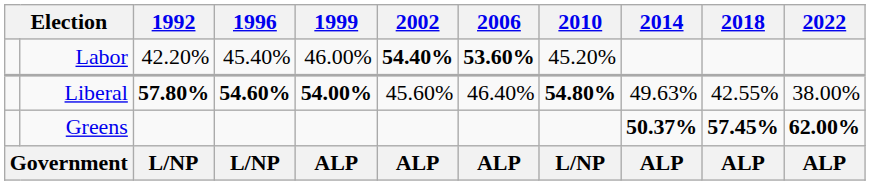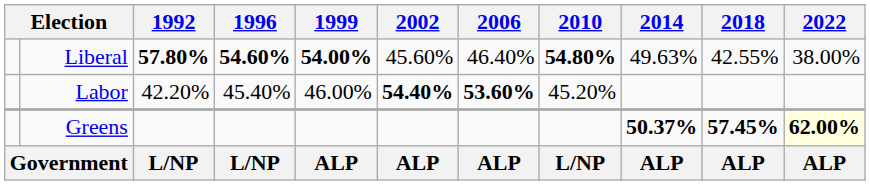rows swapped: (96, 92) <-> (102, 56)
(824, 127) no background -> (824, 127) lightyellow background
